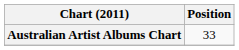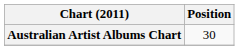(209, 34) 33 -> (209, 34) 30
